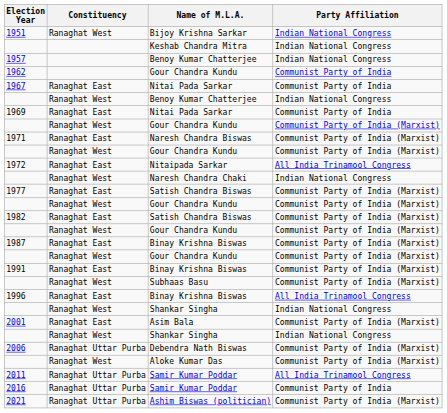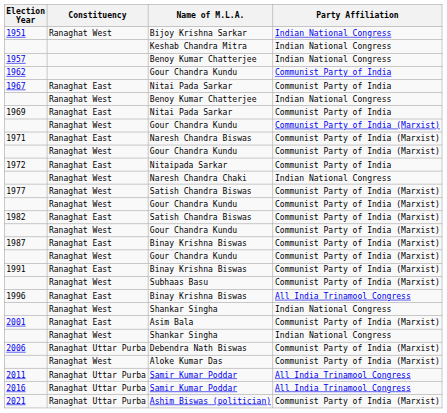(343, 165) All India Trinamool Congress -> (333, 165) Communist Party of India
(80, 191) Ranaghat East -> (80, 191) Ranaghat West
(333, 388) Communist Party of India -> (343, 388) All India Trinamool Congress
